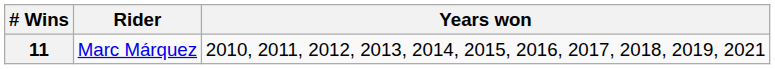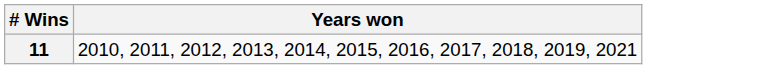- column: (137, 20)
